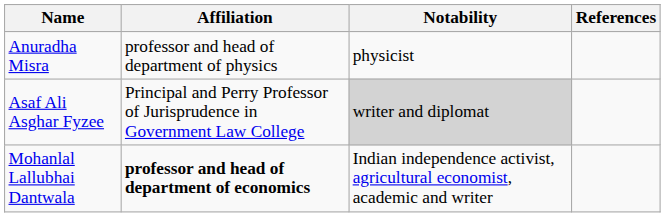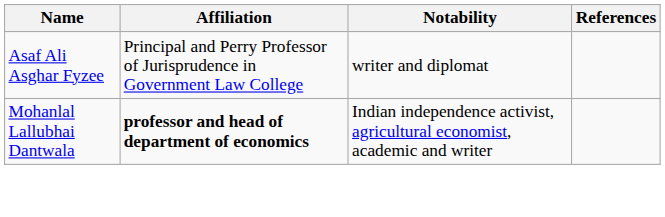- row: (43, 55)
(421, 111) lightgrey background -> (420, 65) no background
